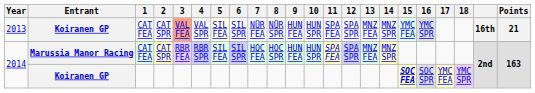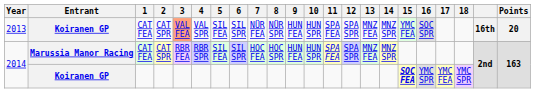(220, 30) lightyellow background -> (220, 30) no background
(426, 30) YMC SPR -> (426, 30) SOC SPR
(514, 30) 21 -> (514, 30) 20
(426, 76) SOC SPR -> (426, 76) YMC SPR
